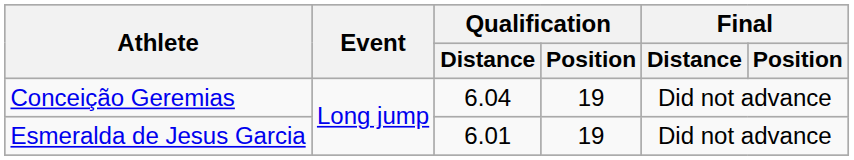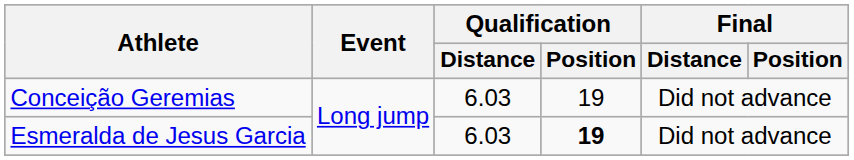(488, 98) 6.04 -> (488, 98) 6.03
(488, 136) 6.01 -> (488, 136) 6.03
(591, 136) normal -> (591, 136) bold
